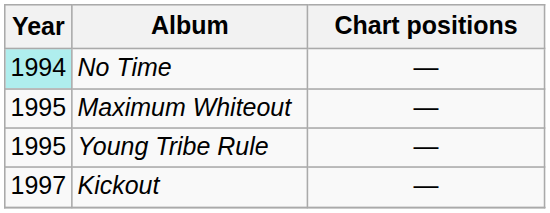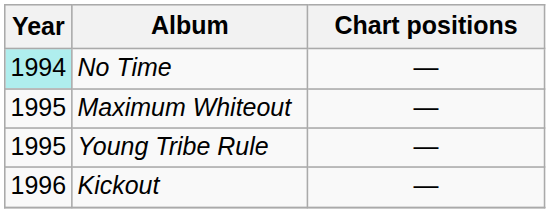(38, 186) 1997 -> (38, 186) 1996
